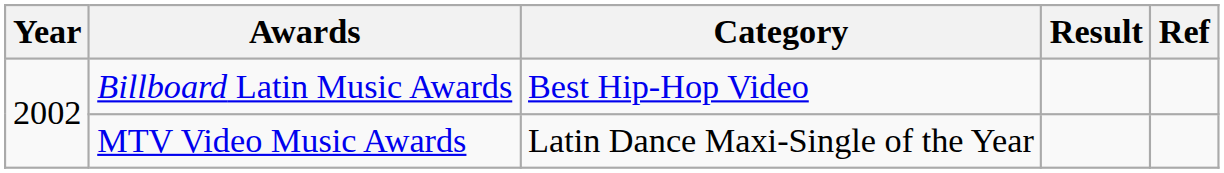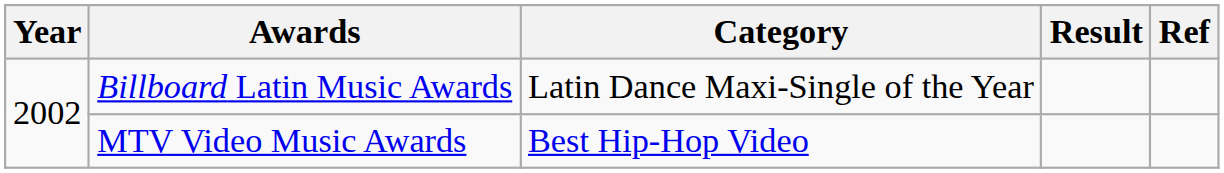(668, 85) Best Hip-Hop Video -> (781, 85) Latin Dance Maxi-Single of the Year
(781, 140) Latin Dance Maxi-Single of the Year -> (668, 140) Best Hip-Hop Video
